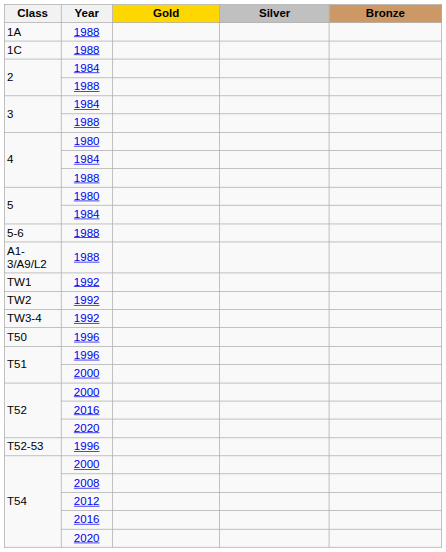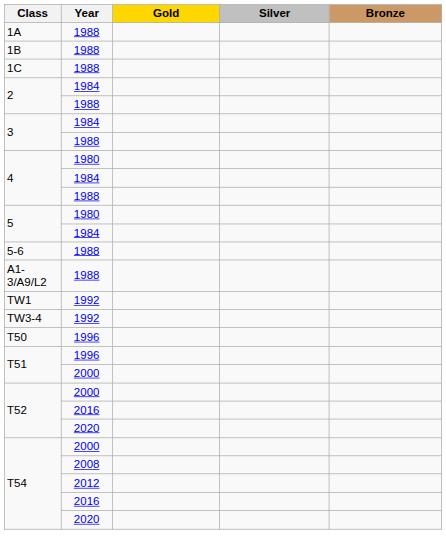+ row: (14, 50)
- row: (19, 300)
- row: (25, 446)
